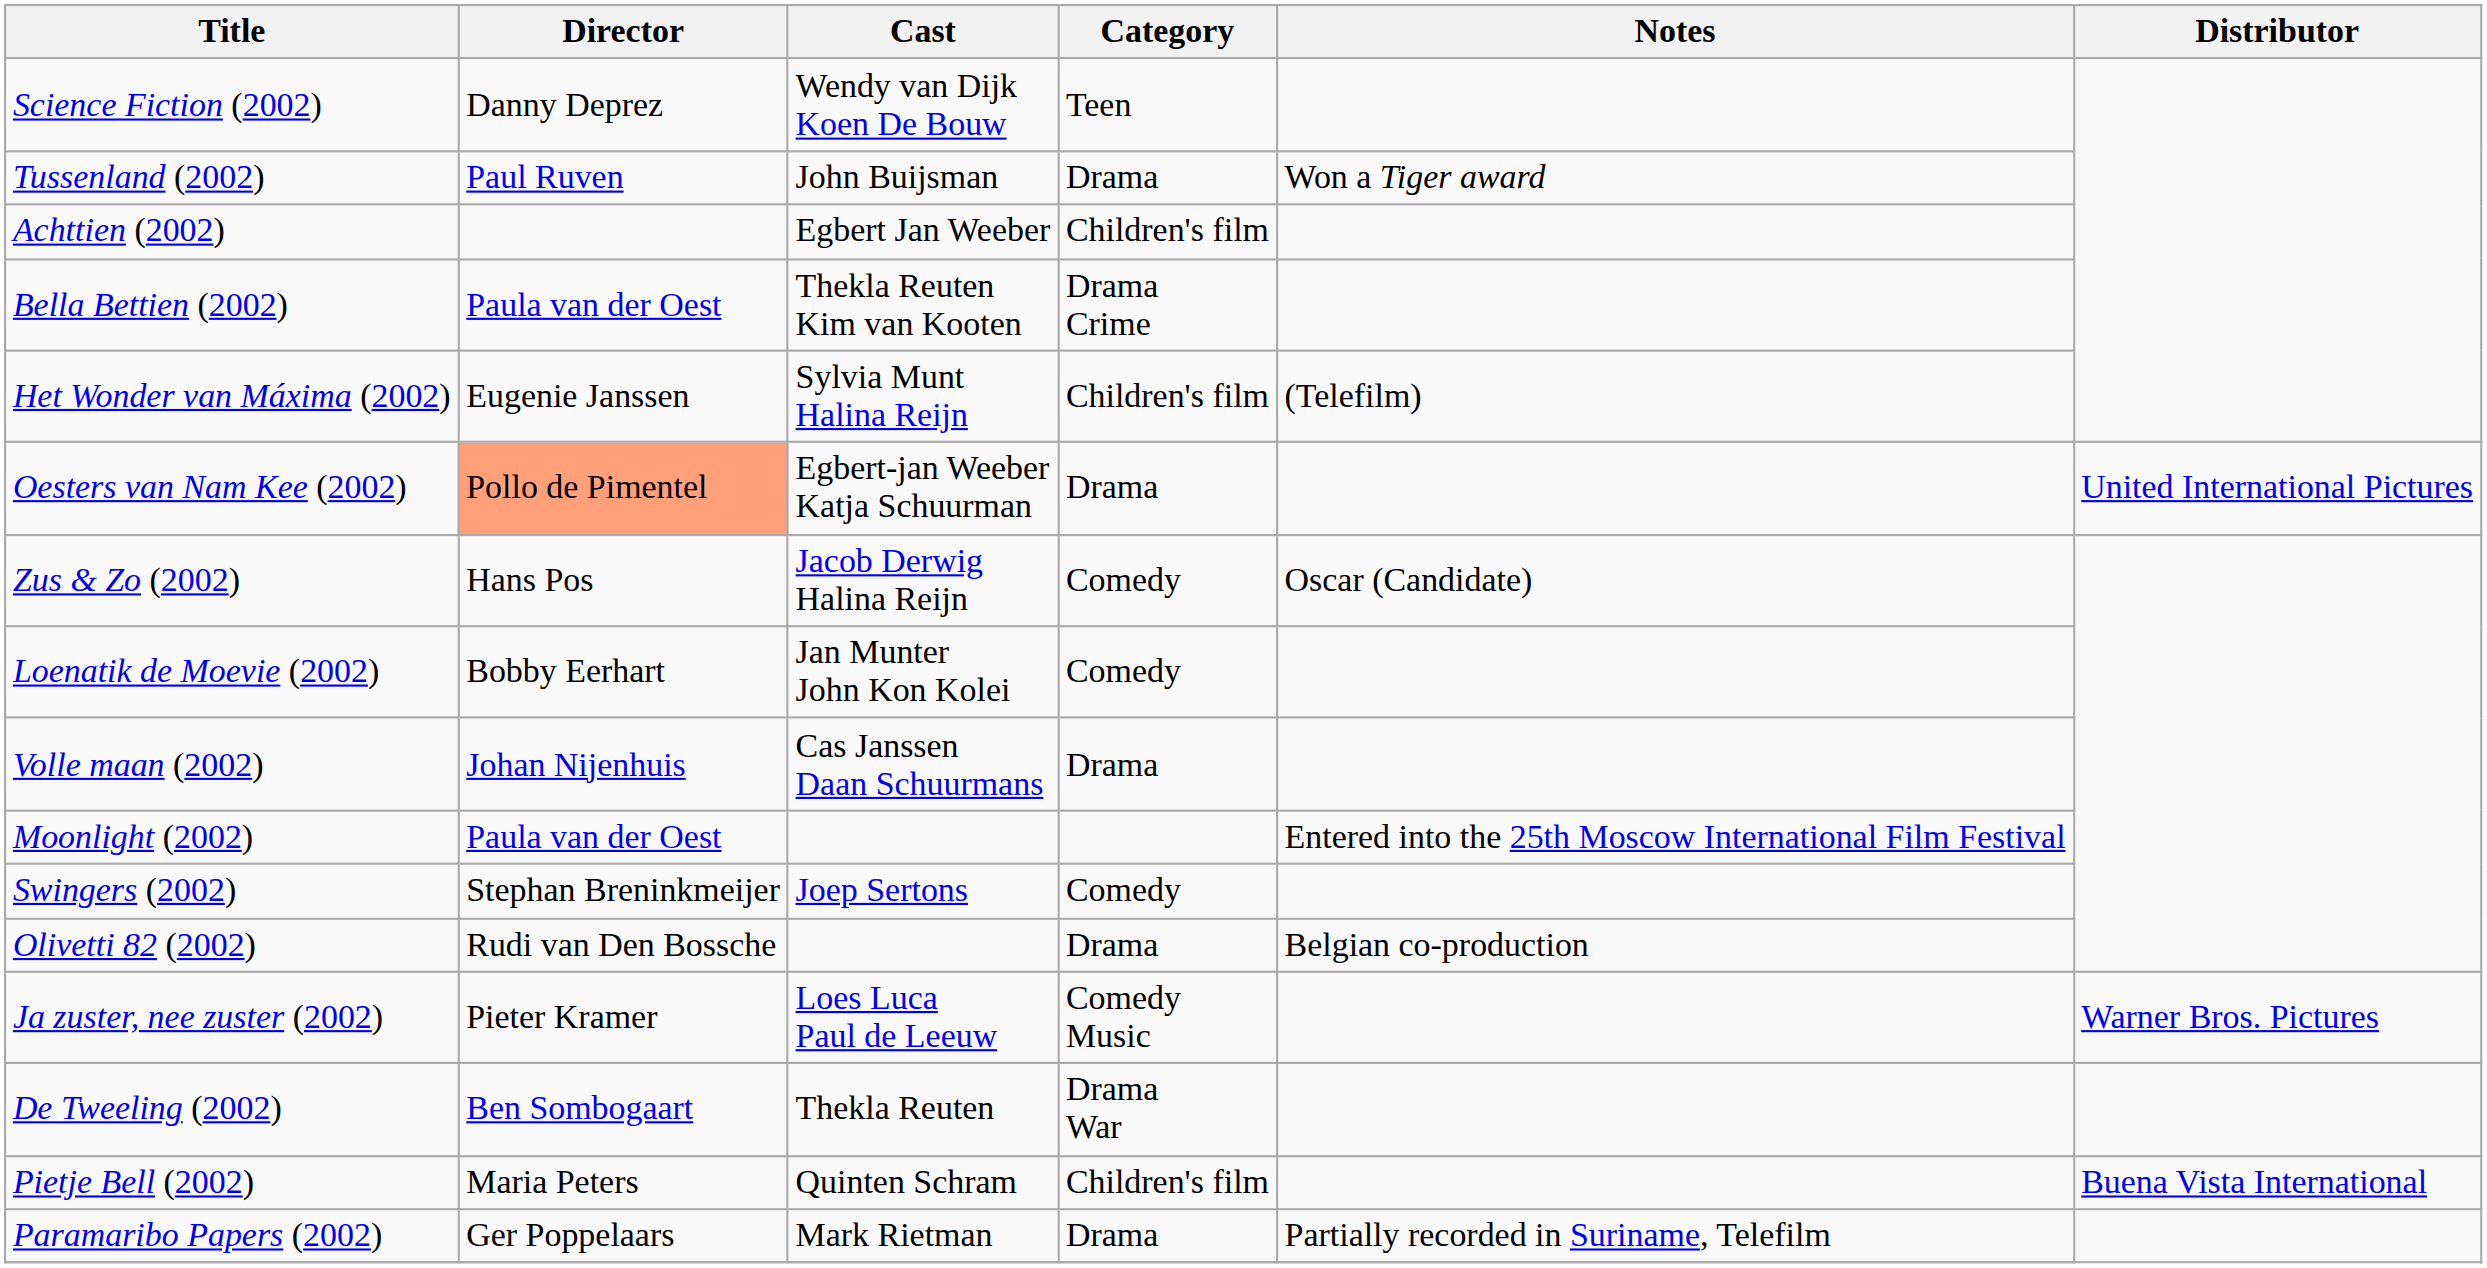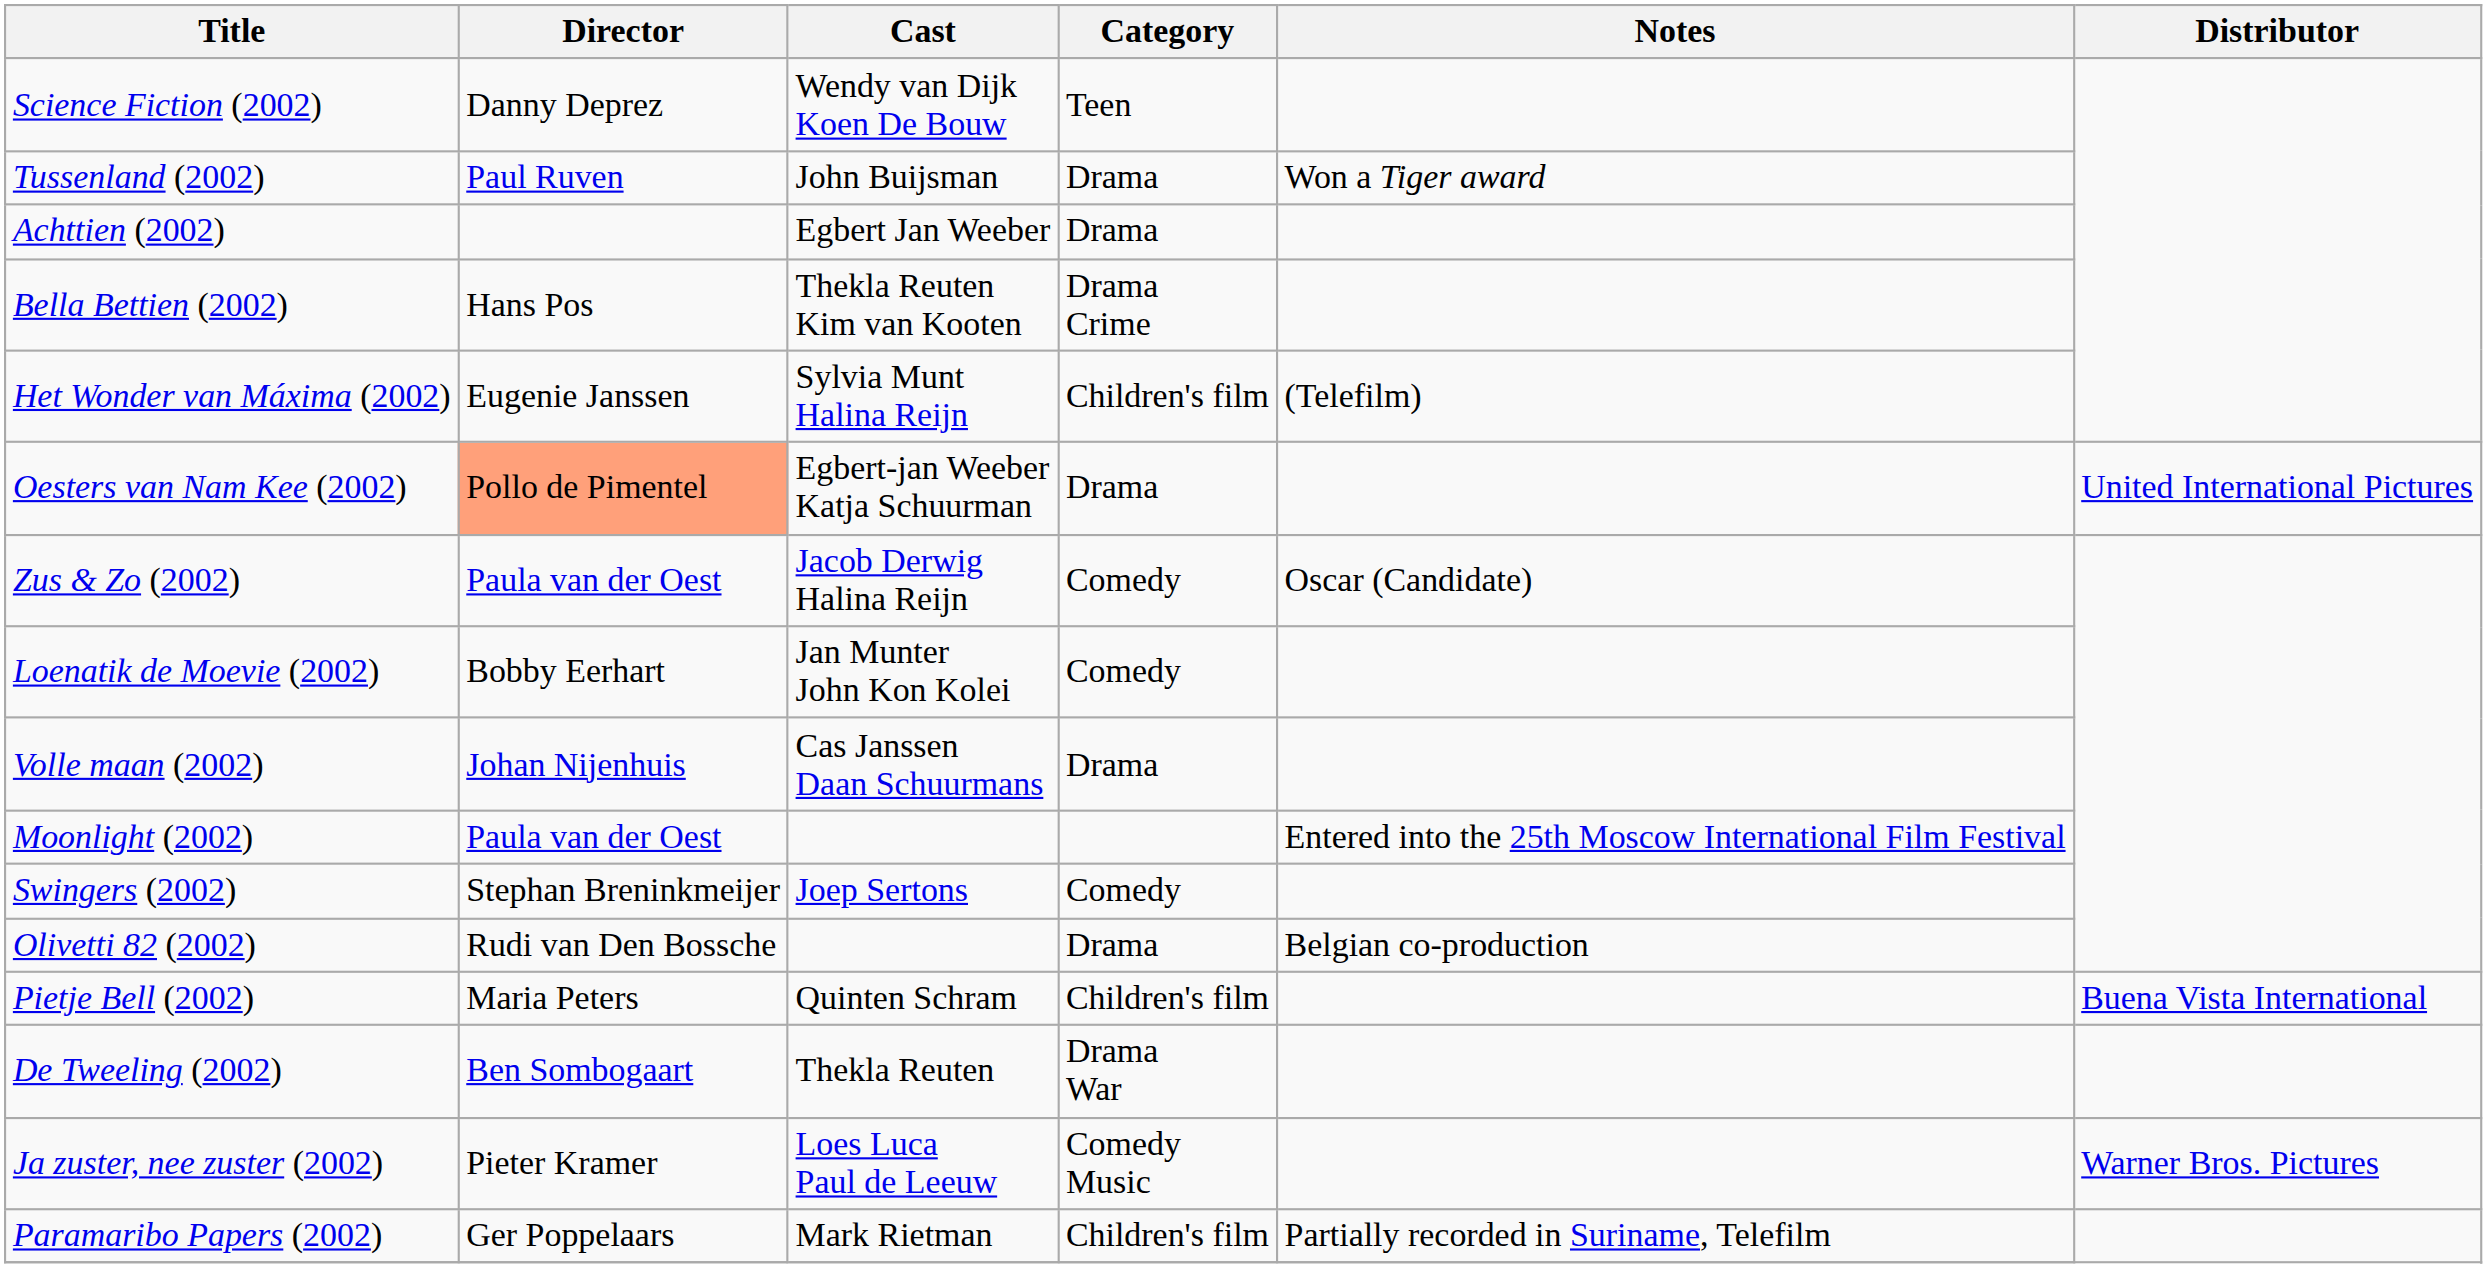(1167, 230) Children's film -> (1112, 230) Drama
(594, 303) Paula van der Oest -> (530, 303) Hans Pos
(530, 579) Hans Pos -> (594, 579) Paula van der Oest
rows swapped: (198, 1016) <-> (133, 1181)
(1112, 1235) Drama -> (1167, 1235) Children's film
